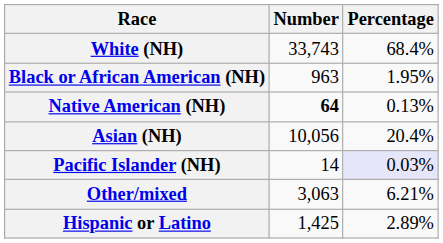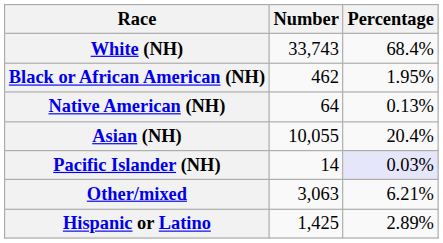(325, 77) 963 -> (325, 77) 462
(330, 106) bold -> (330, 106) normal
(314, 135) 10,056 -> (314, 135) 10,055
